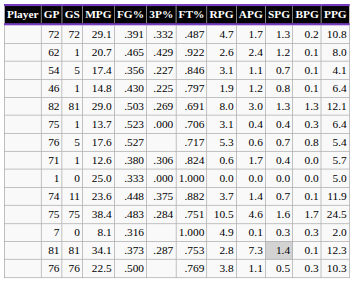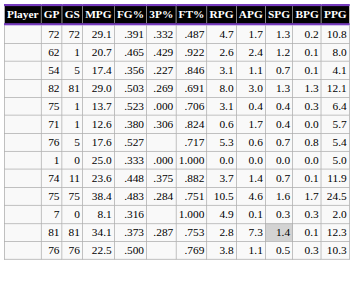- row: (102, 88)
rows swapped: (102, 160) <-> (102, 142)
